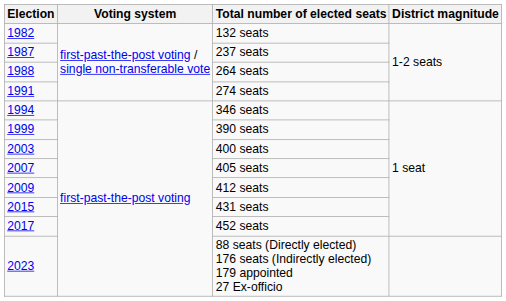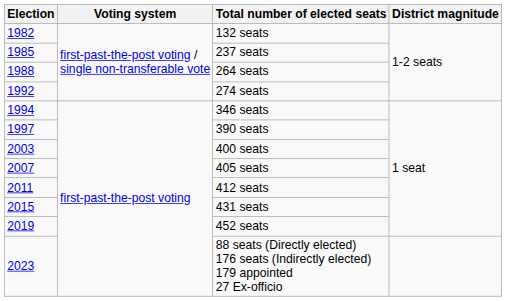(21, 52) 1987 -> (21, 52) 1985
(21, 91) 1991 -> (21, 91) 1992
(21, 129) 1999 -> (21, 129) 1997
(21, 187) 2009 -> (20, 187) 2011
(21, 226) 2017 -> (21, 226) 2019
